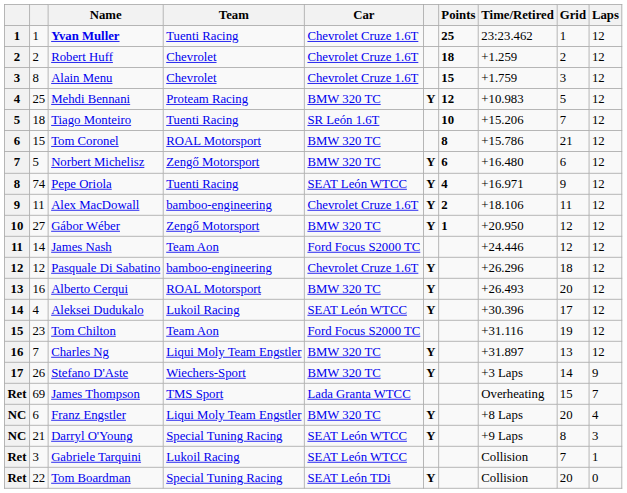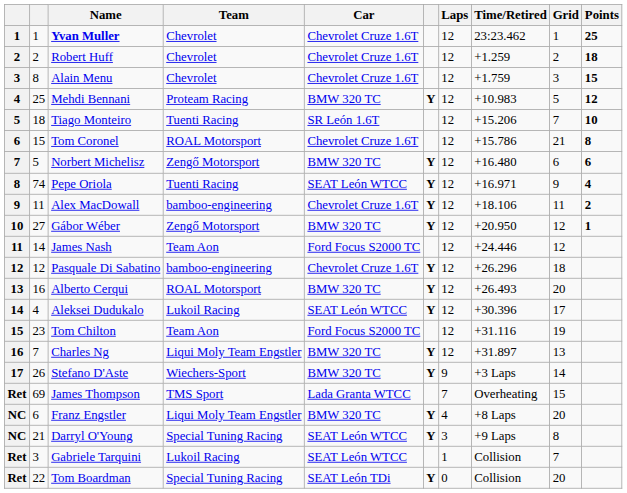columns swapped: (605, 15) <-> (458, 15)
(202, 36) Tuenti Racing -> (191, 36) Chevrolet
(344, 141) BMW 320 TC -> (363, 141) Chevrolet Cruze 1.6T
